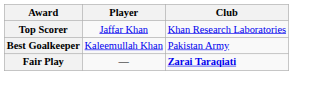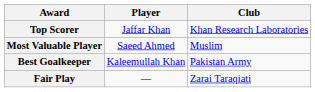+ row: (54, 45)
(202, 62) bold -> (220, 78) normal
